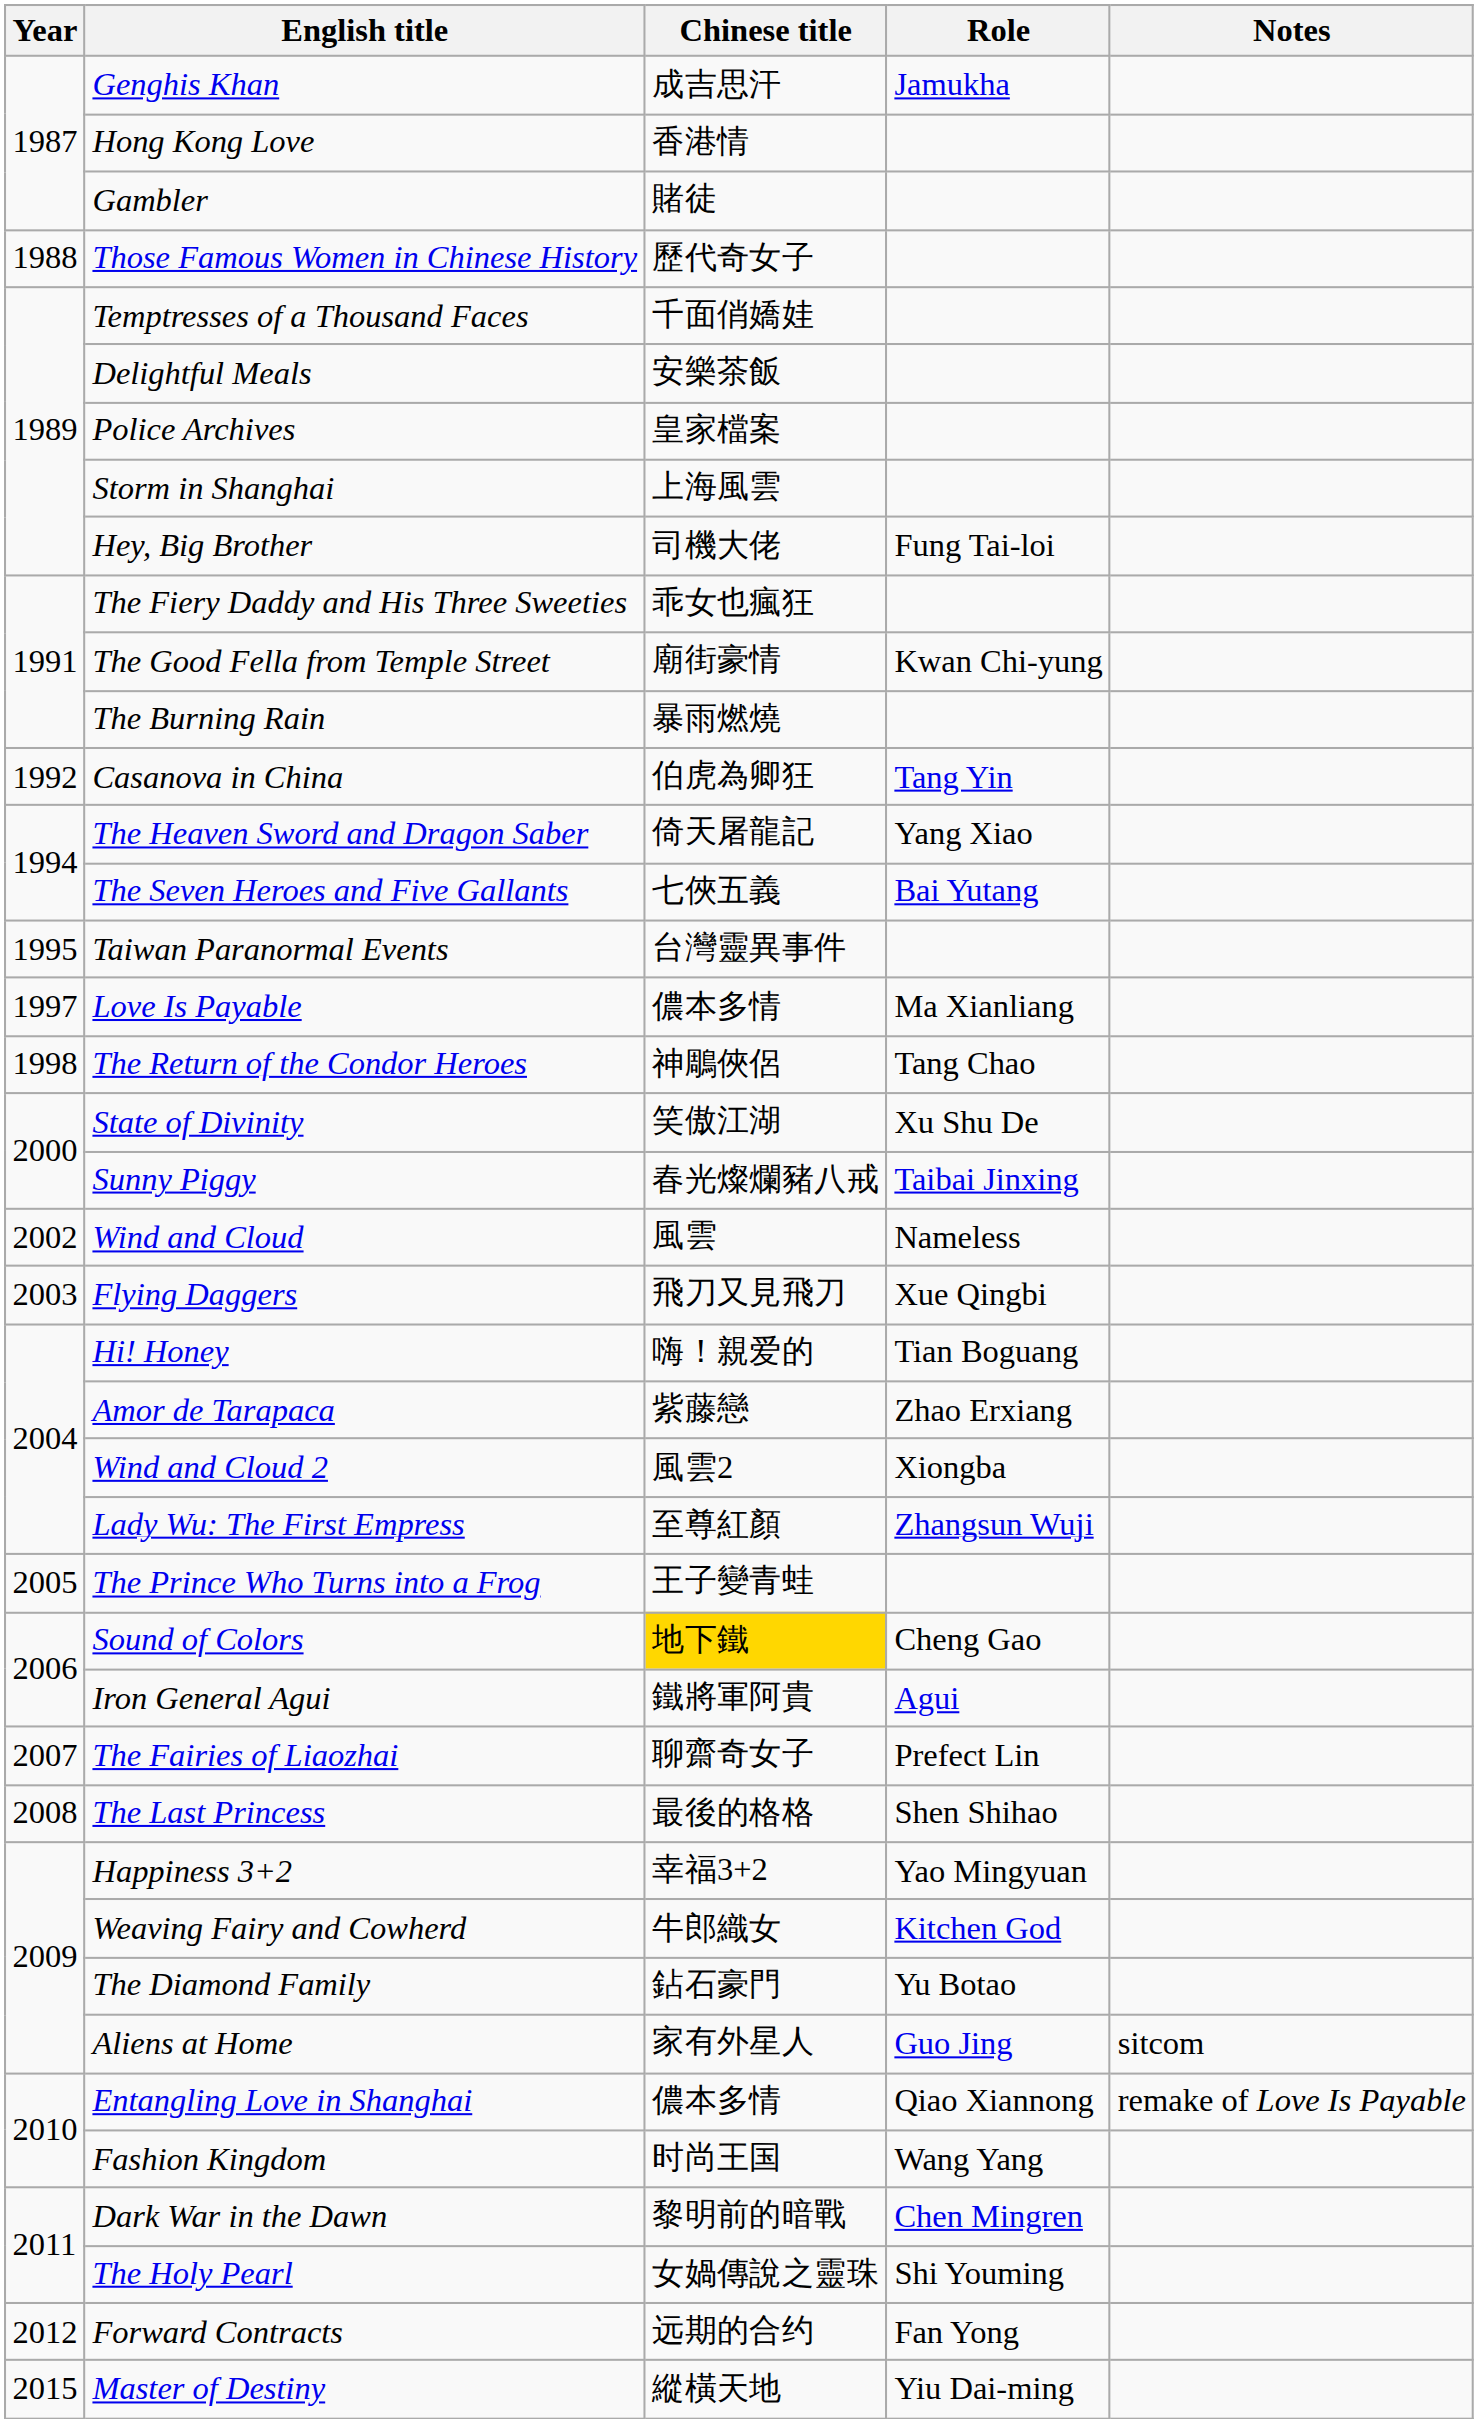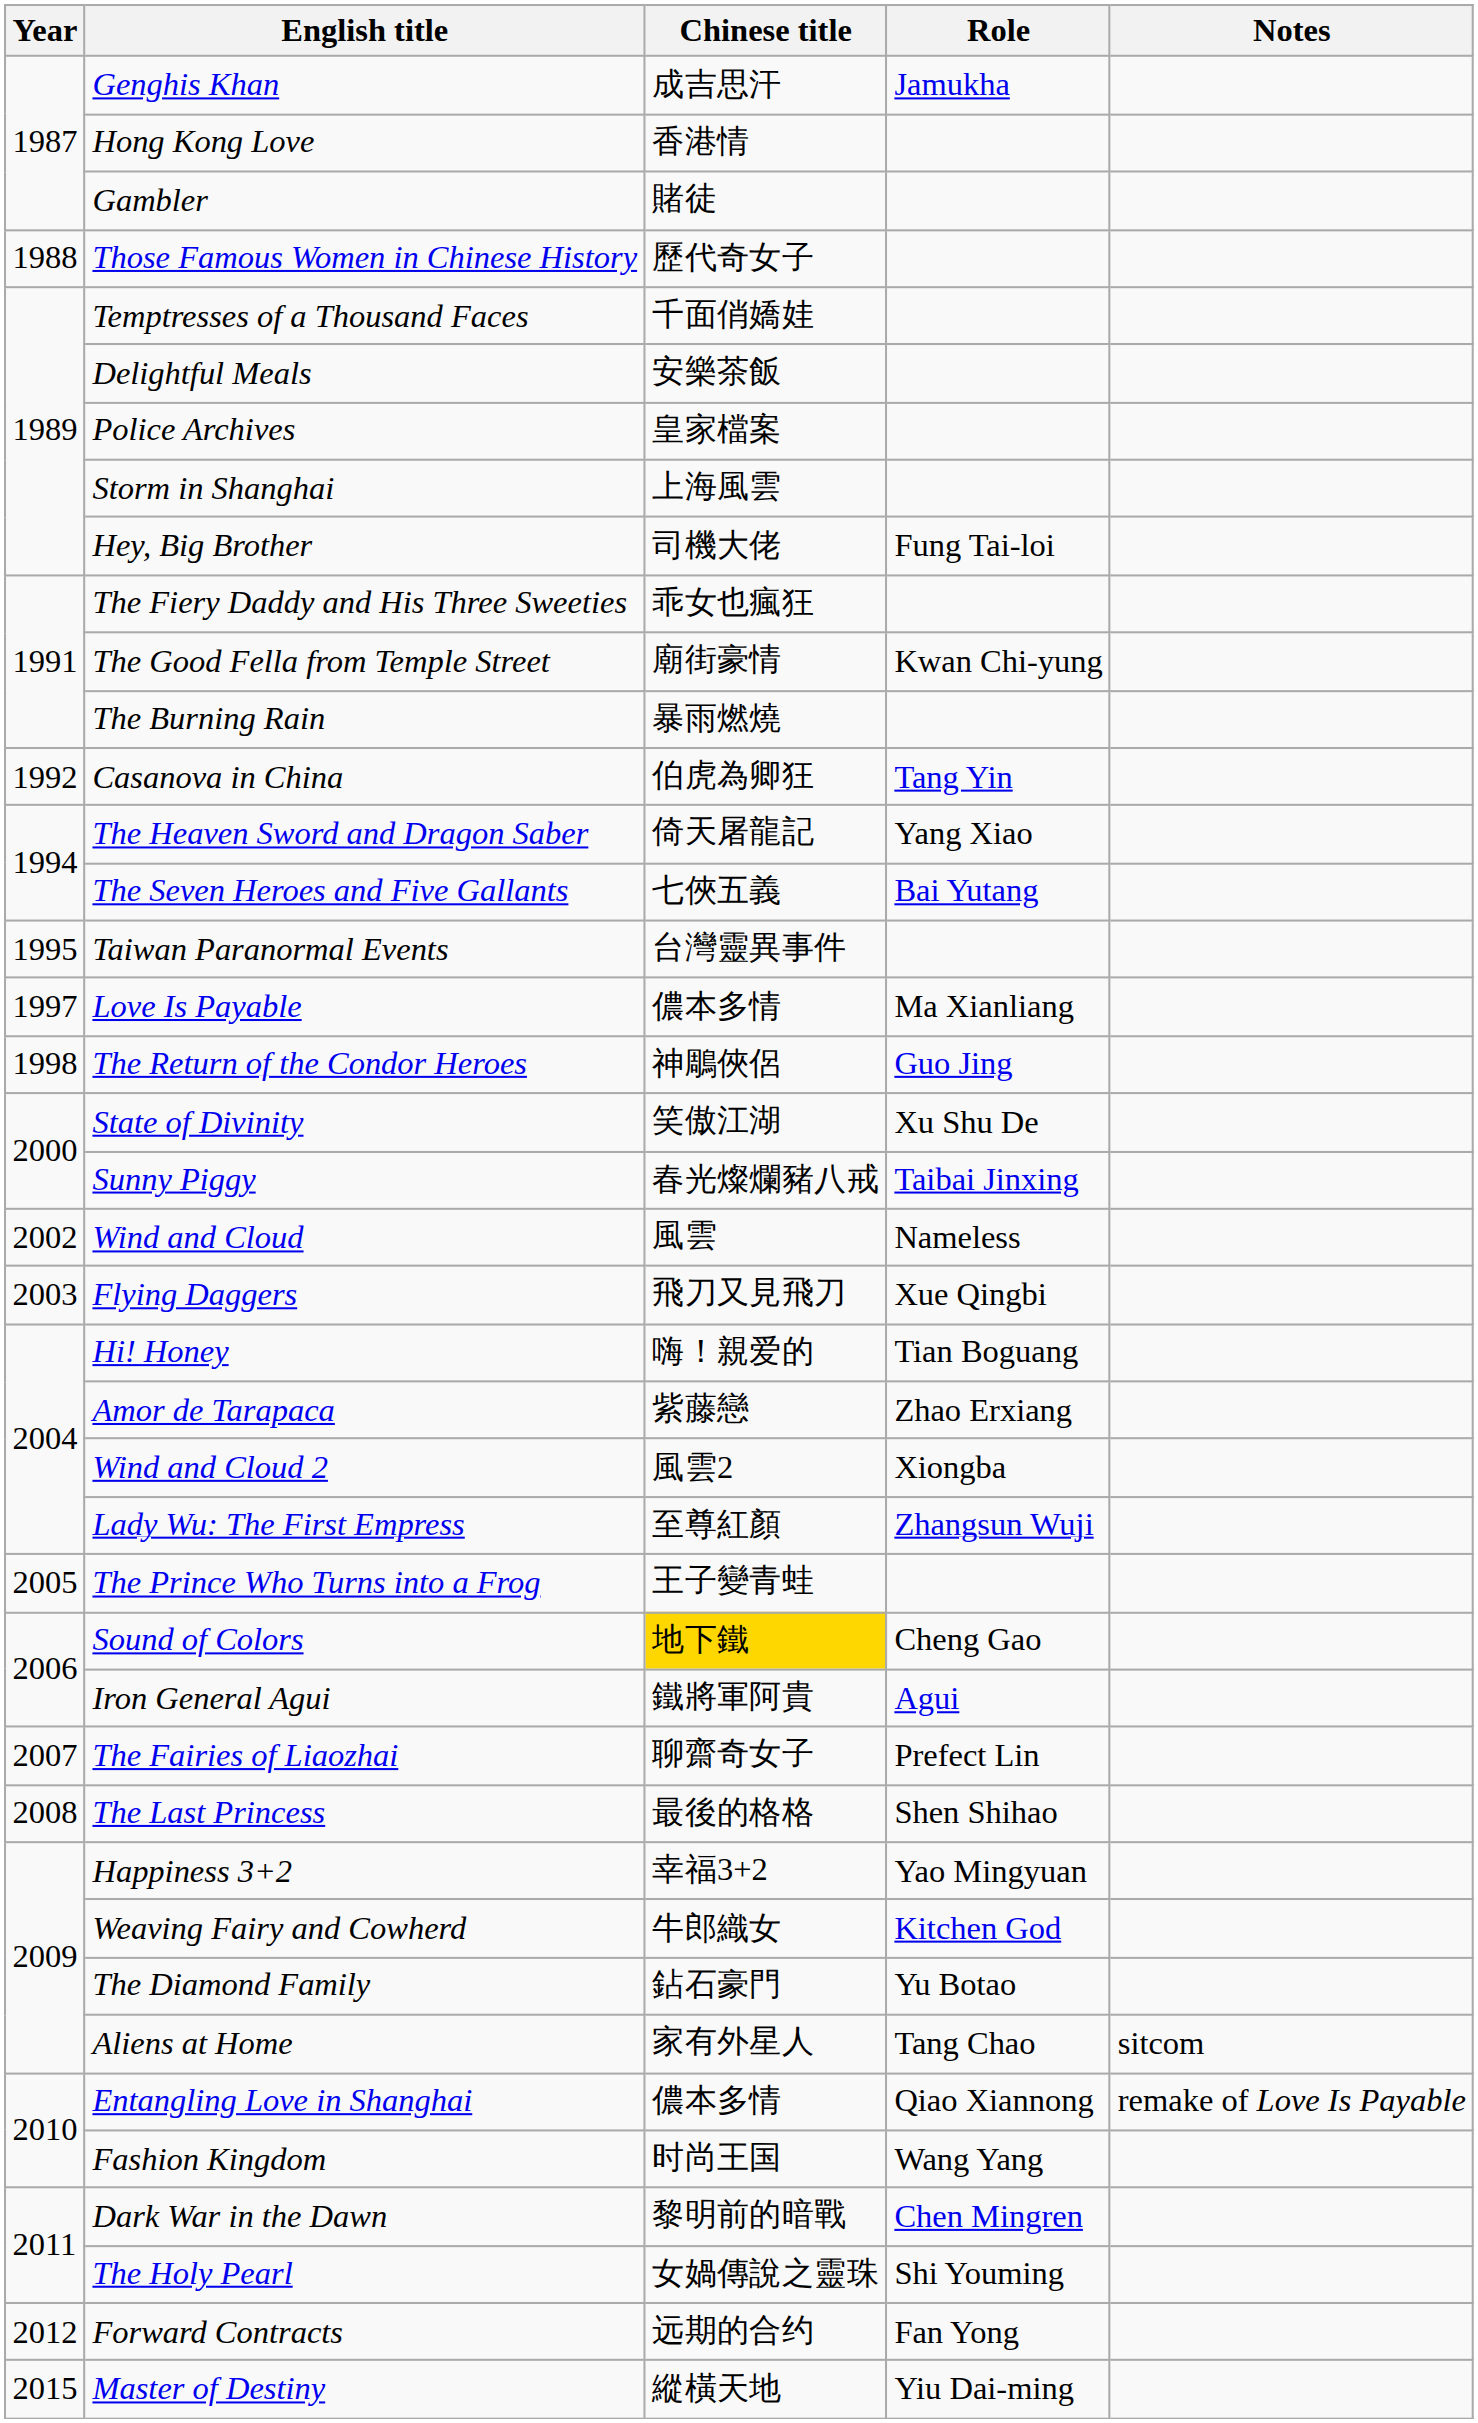(965, 1064) Tang Chao -> (953, 1064) Guo Jing
(953, 2043) Guo Jing -> (965, 2043) Tang Chao
